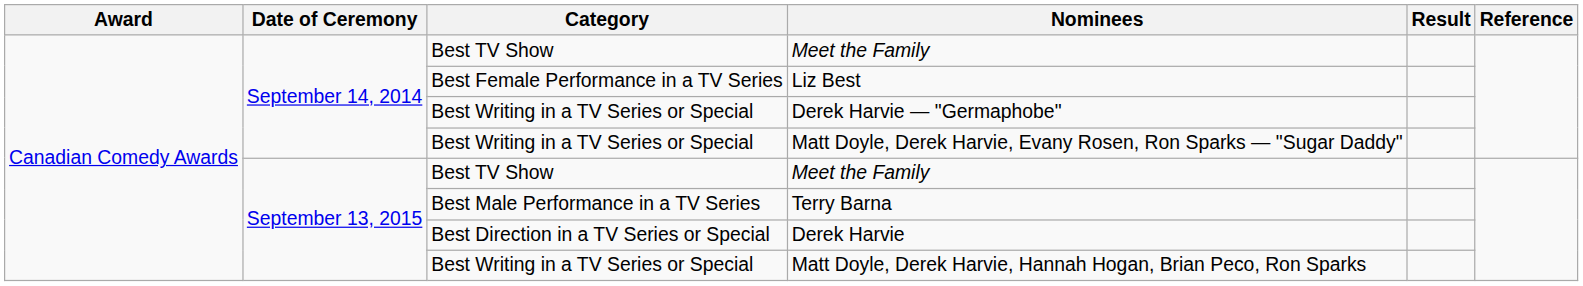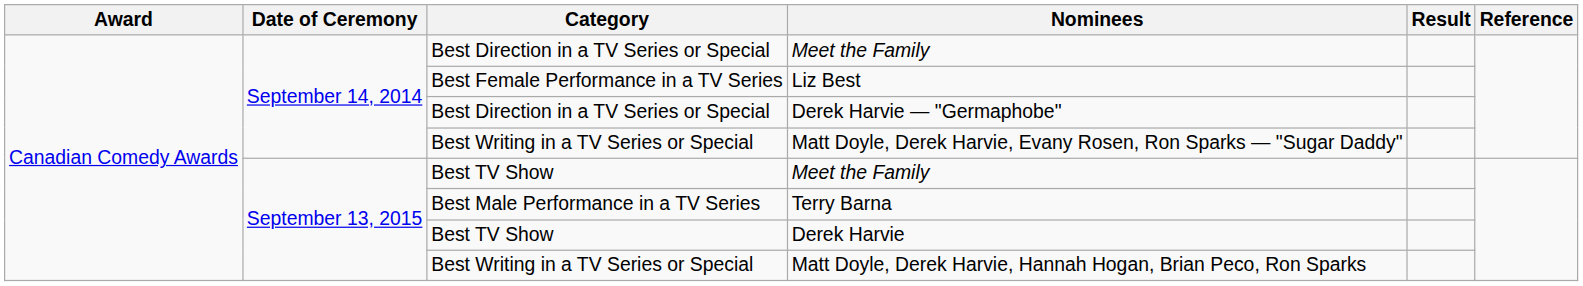(492, 50) Best TV Show -> (601, 50) Best Direction in a TV Series or Special
(592, 111) Best Writing in a TV Series or Special -> (601, 111) Best Direction in a TV Series or Special
(601, 234) Best Direction in a TV Series or Special -> (492, 234) Best TV Show
